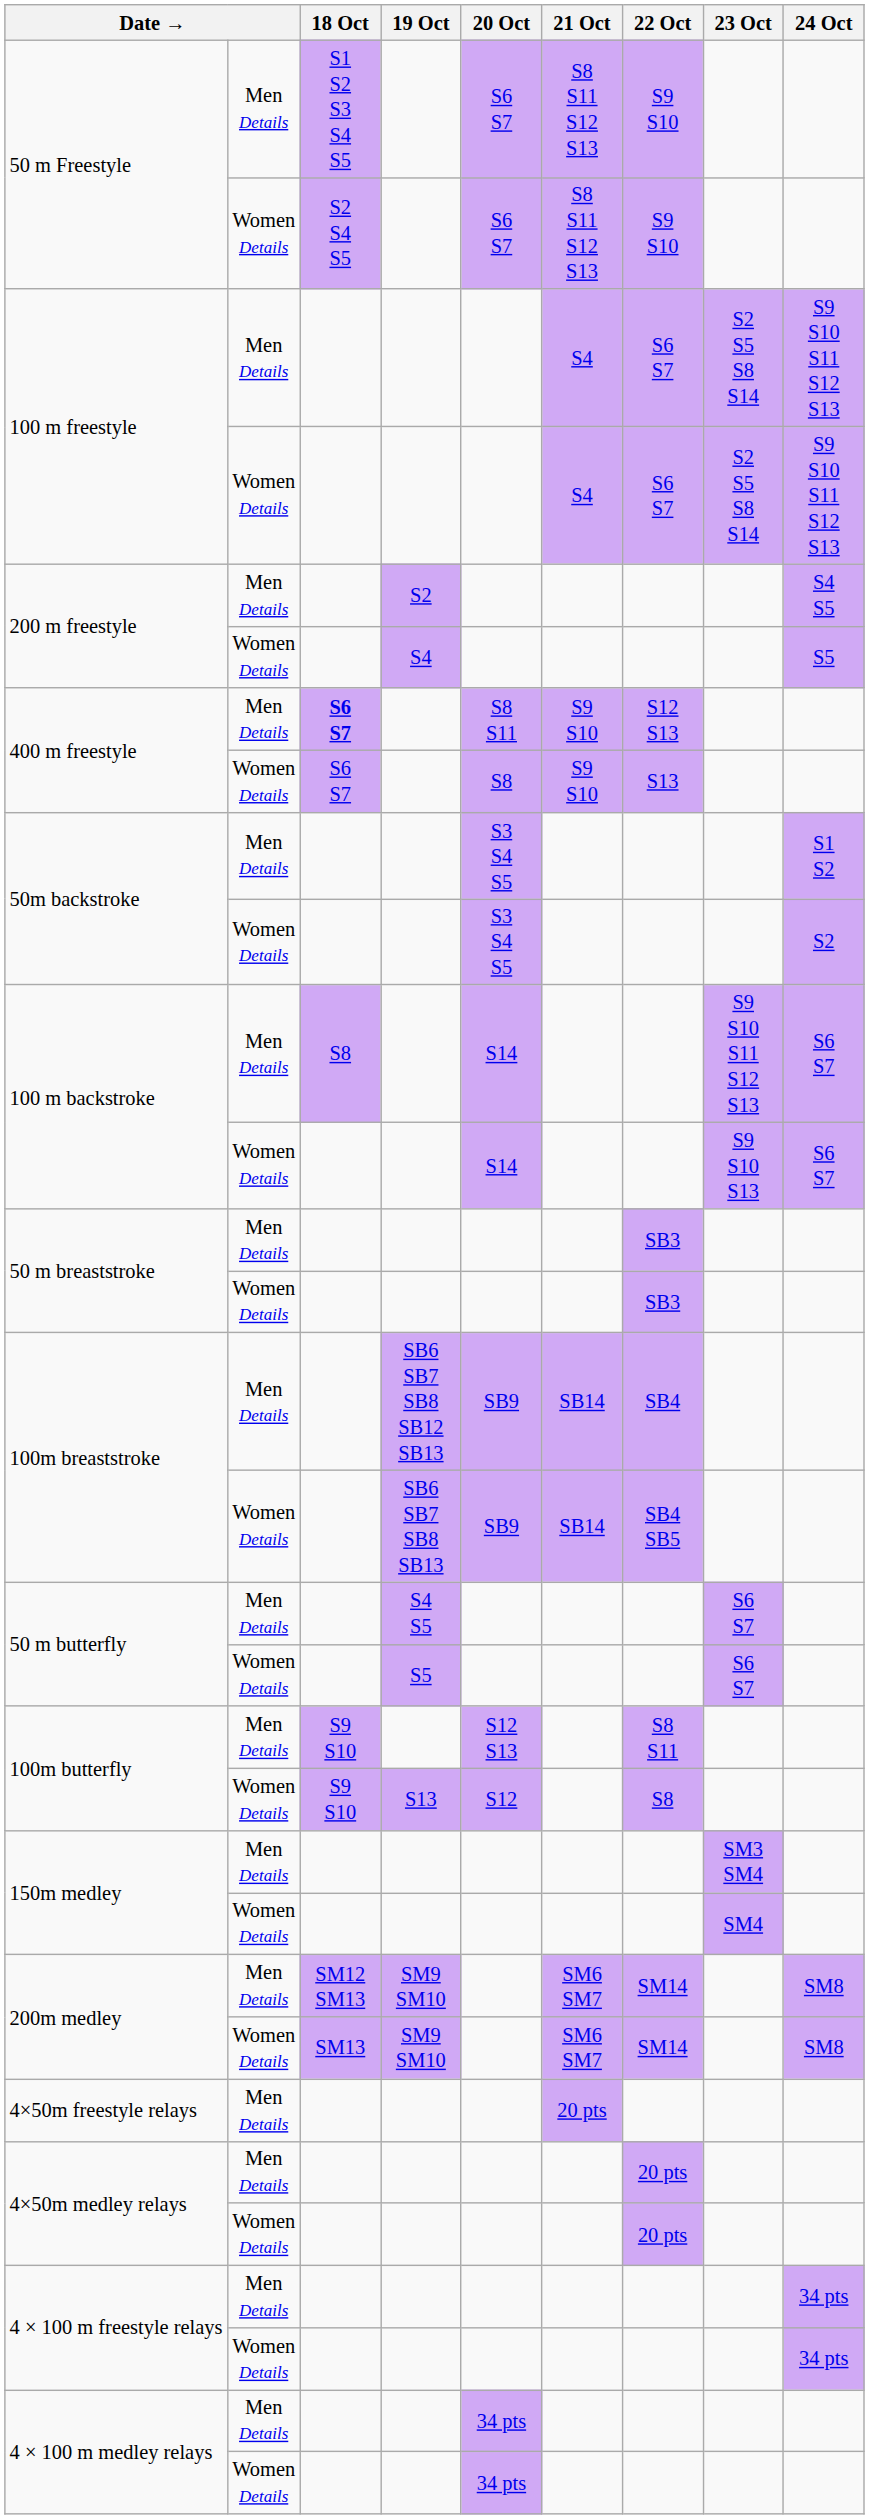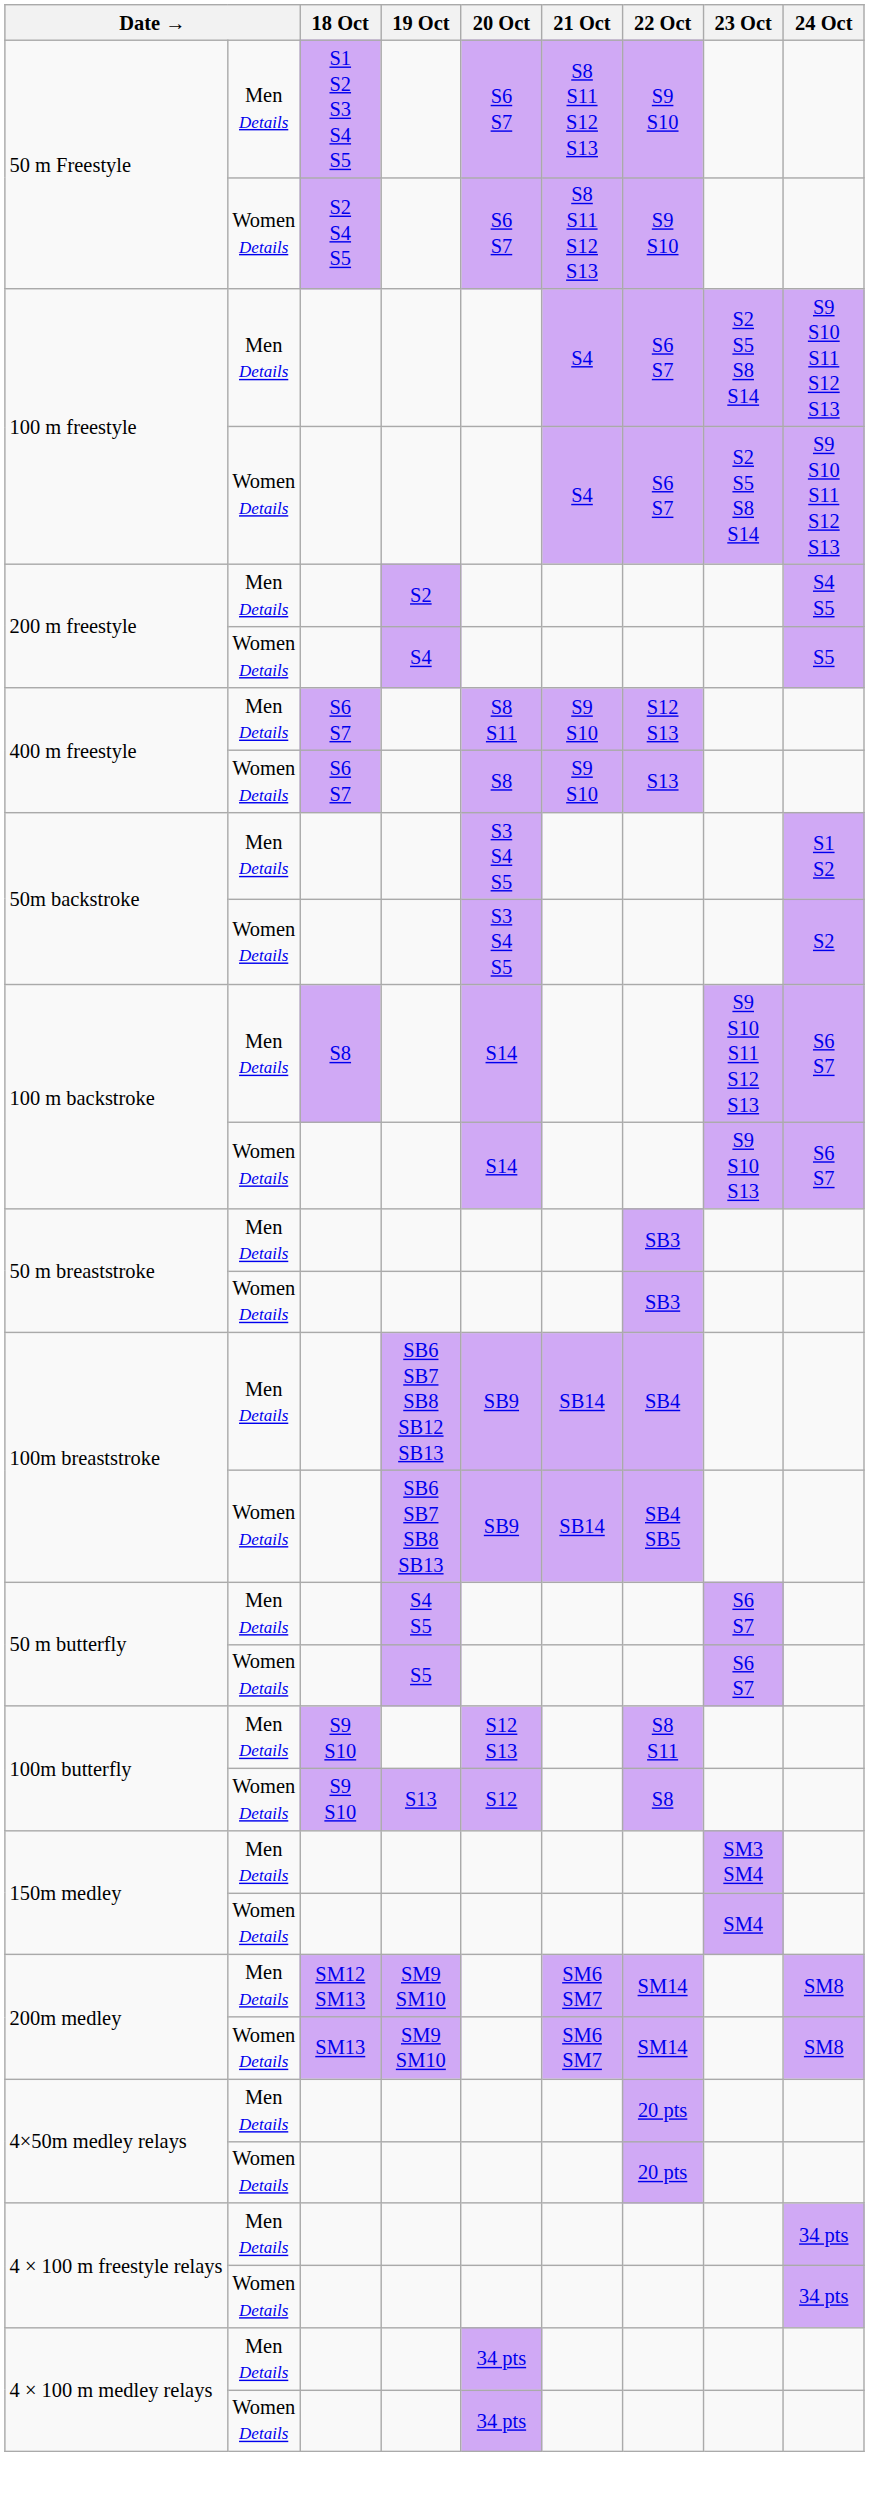(340, 719) bold -> (340, 719) normal
- row: (103, 2110)
